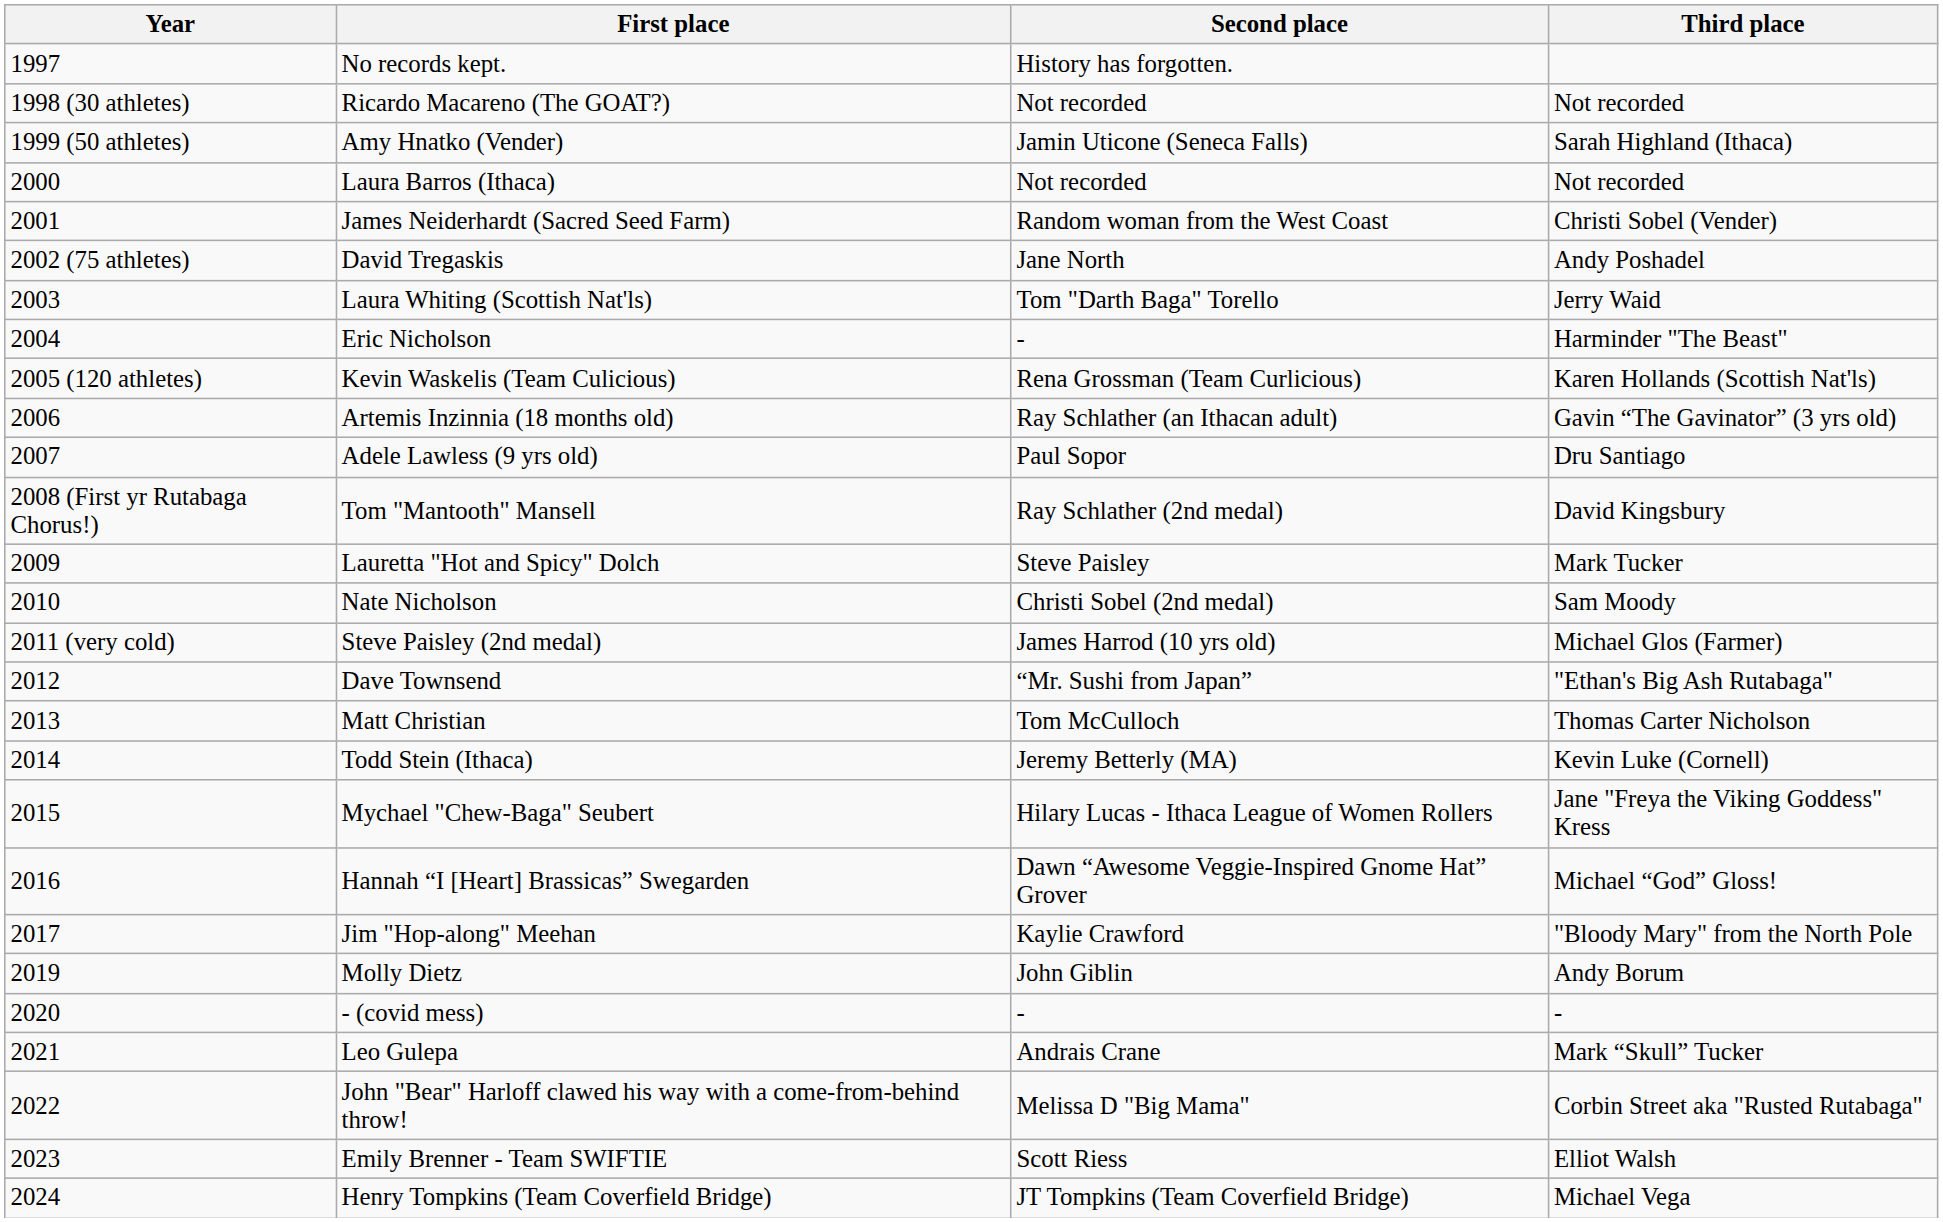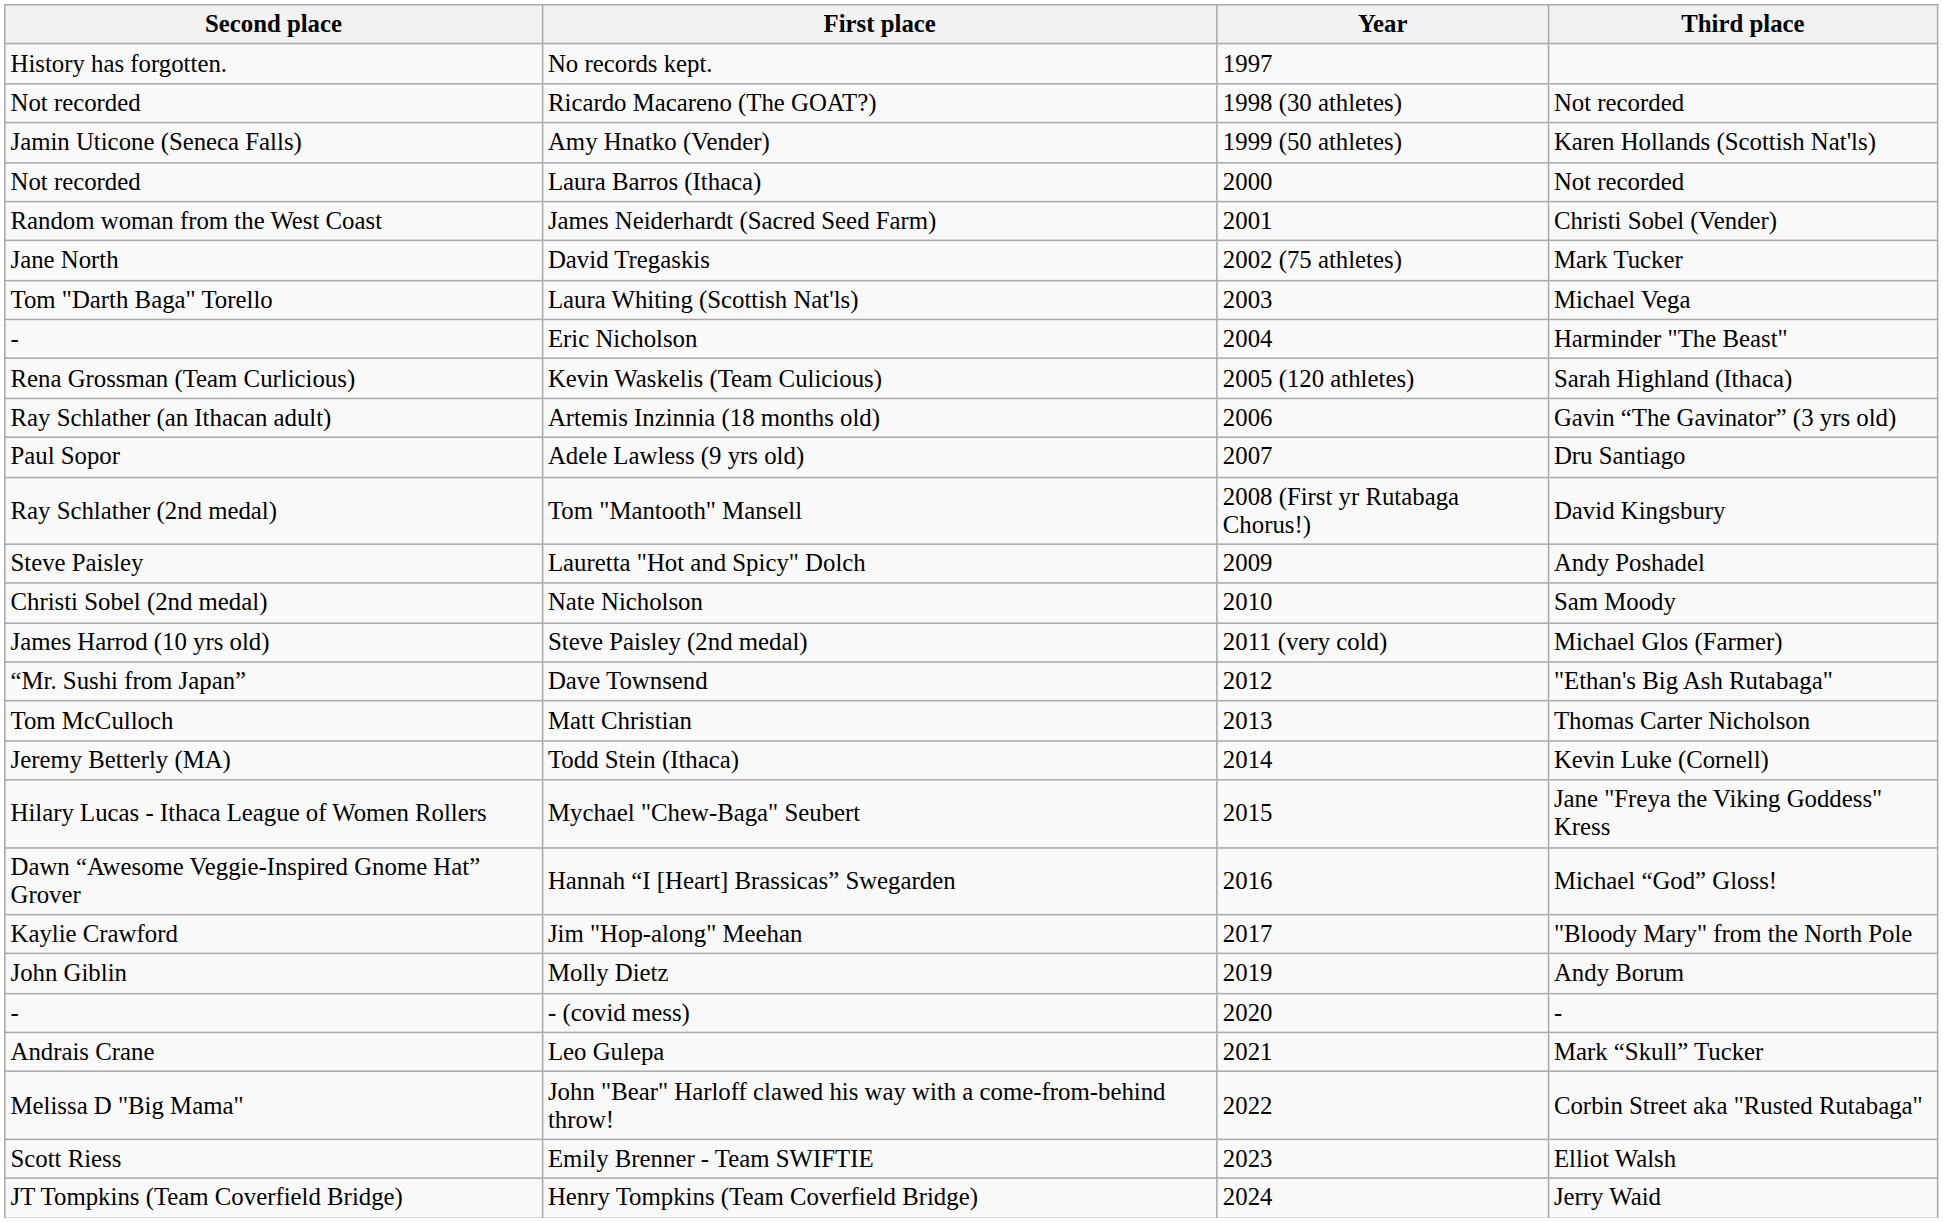columns swapped: (170, 24) <-> (1279, 24)
(1673, 142) Sarah Highland (Ithaca) -> (1715, 142) Karen Hollands (Scottish Nat'ls)
(1629, 260) Andy Poshadel -> (1618, 260) Mark Tucker
(1607, 299) Jerry Waid -> (1622, 299) Michael Vega
(1715, 378) Karen Hollands (Scottish Nat'ls) -> (1673, 378) Sarah Highland (Ithaca)
(1618, 563) Mark Tucker -> (1629, 563) Andy Poshadel
(1622, 1197) Michael Vega -> (1607, 1197) Jerry Waid
